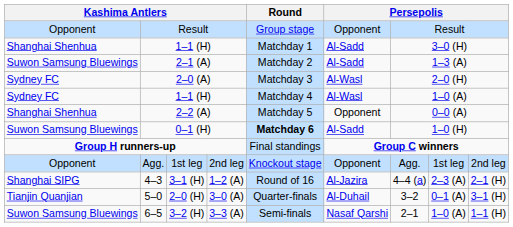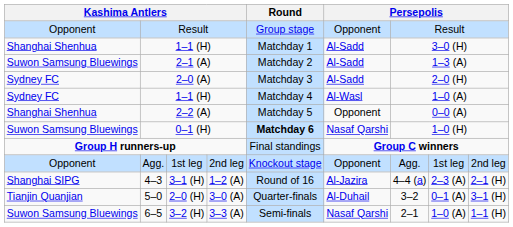(344, 79) Al-Wasl -> (345, 79) Al-Sadd
(345, 130) Al-Sadd -> (357, 130) Nasaf Qarshi
